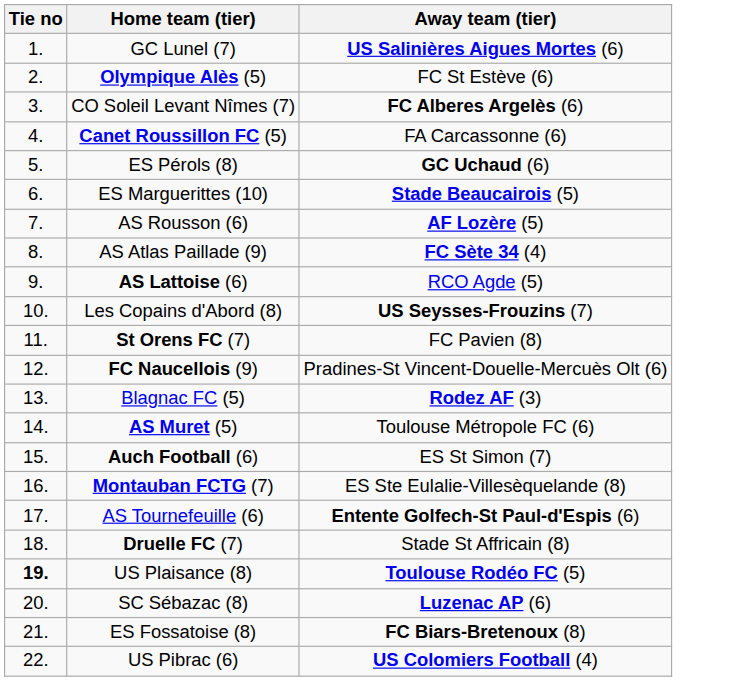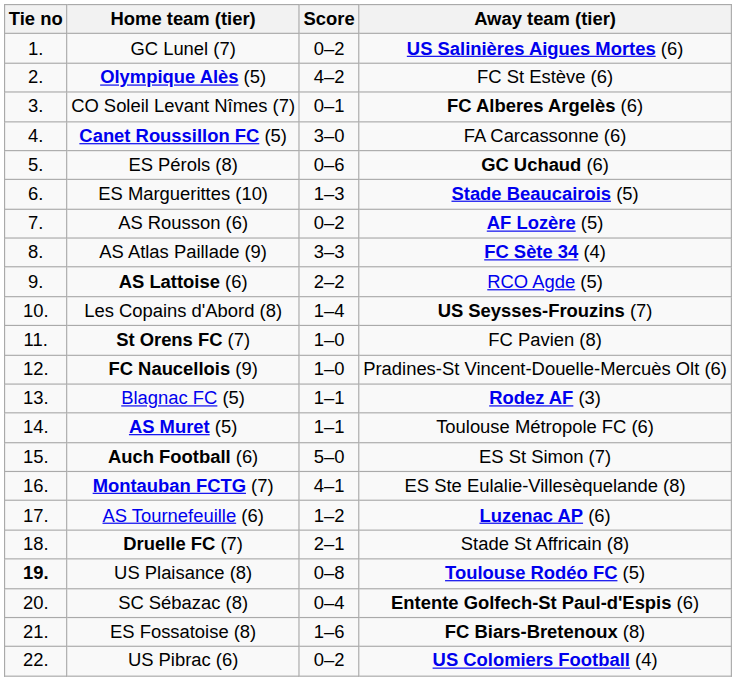+ column: (329, 19)
(485, 515) Entente Golfech-St Paul-d'Espis (6) -> (545, 515) Luzenac AP (6)
(485, 602) Luzenac AP (6) -> (545, 602) Entente Golfech-St Paul-d'Espis (6)
